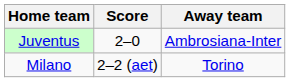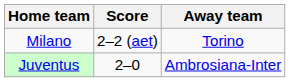rows swapped: (49, 64) <-> (49, 40)
